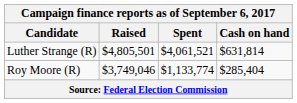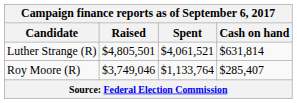(187, 70) $1,133,774 -> (187, 70) $1,133,764
(242, 70) $285,404 -> (242, 70) $285,407
